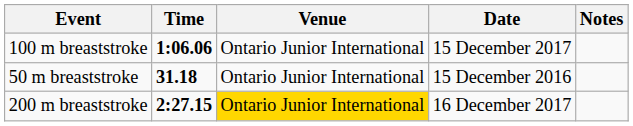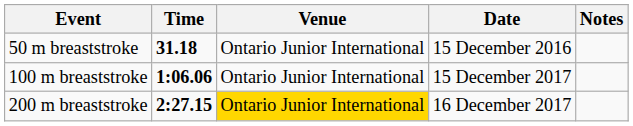rows swapped: (74, 76) <-> (78, 47)
